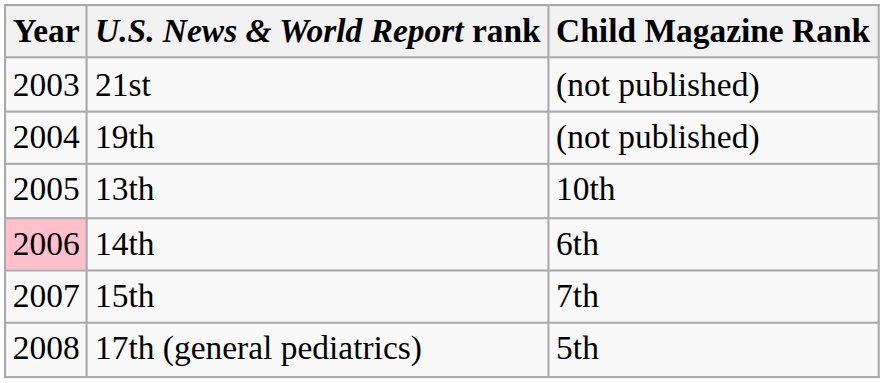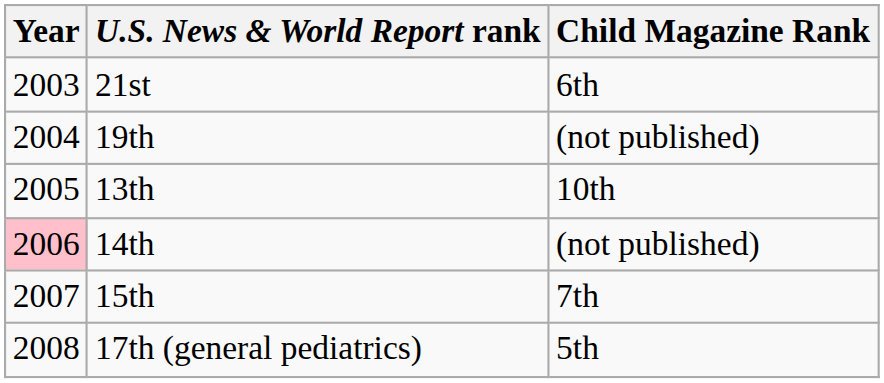(658, 84) (not published) -> (577, 84) 6th
(577, 243) 6th -> (658, 243) (not published)
